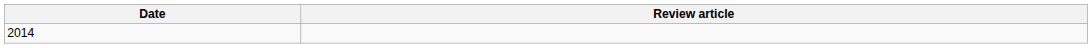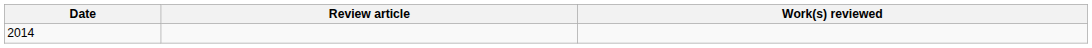+ column: (832, 14)
